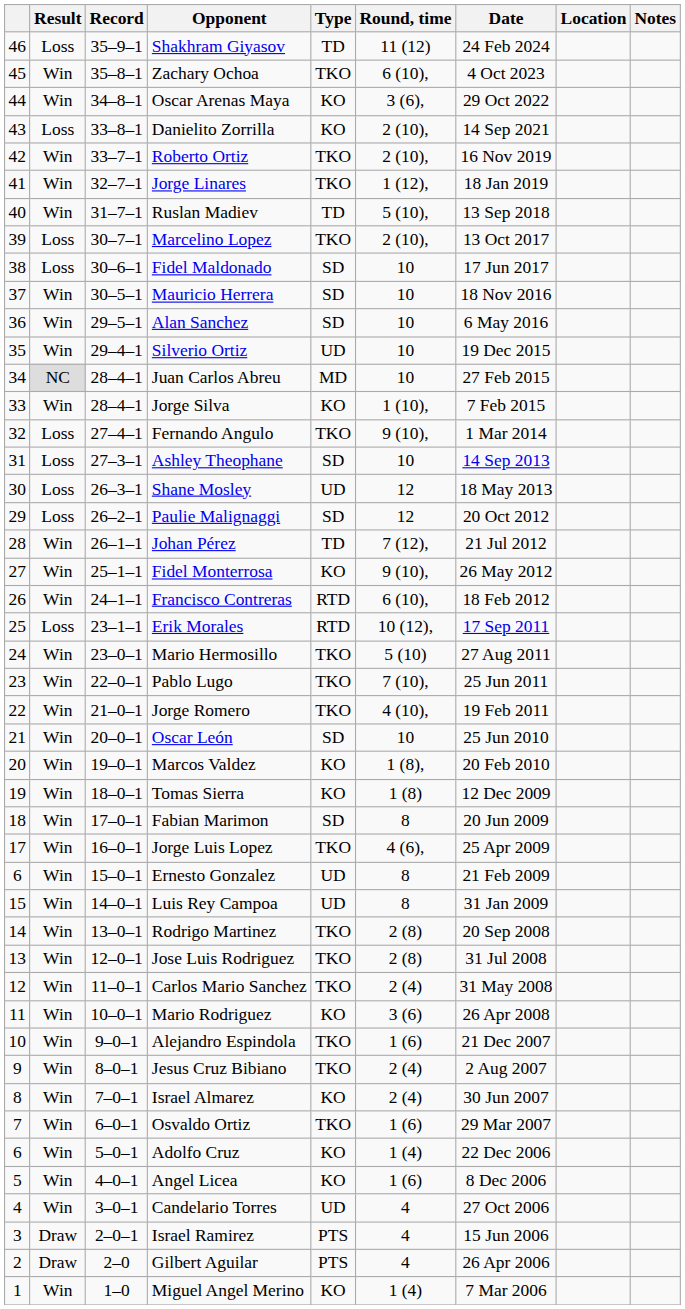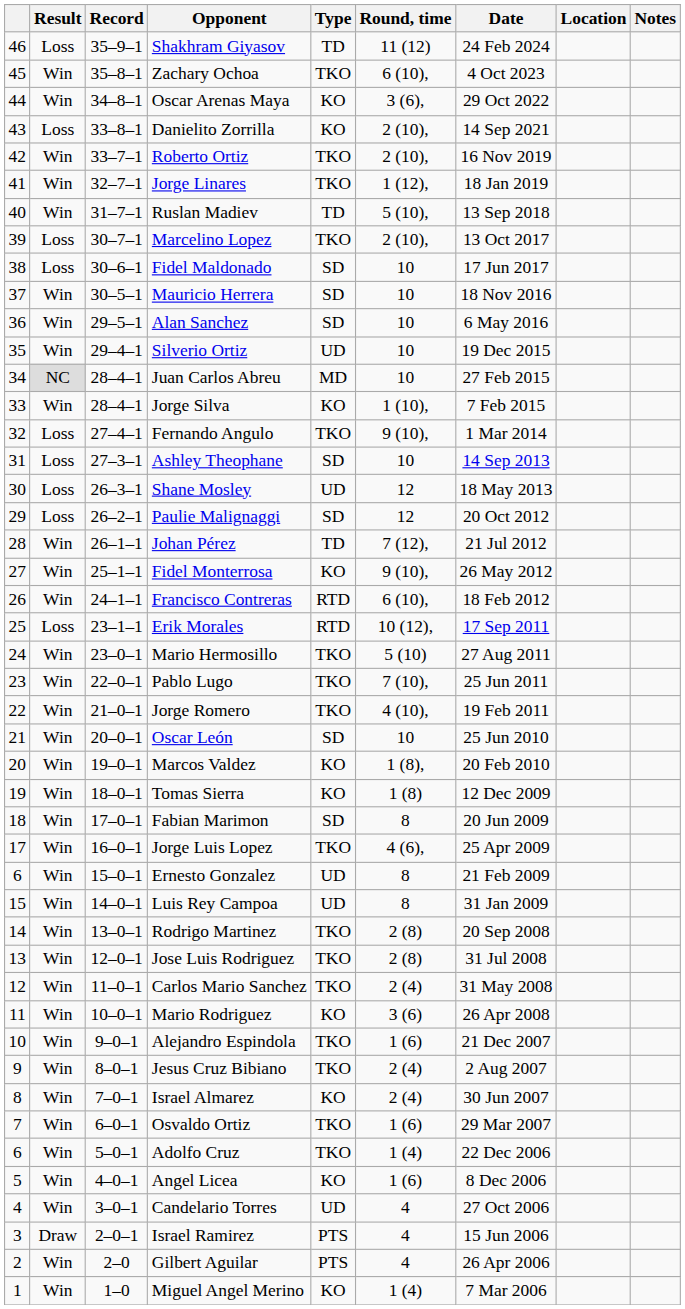(333, 1152) KO -> (333, 1152) TKO
(58, 1262) Draw -> (58, 1262) Win
